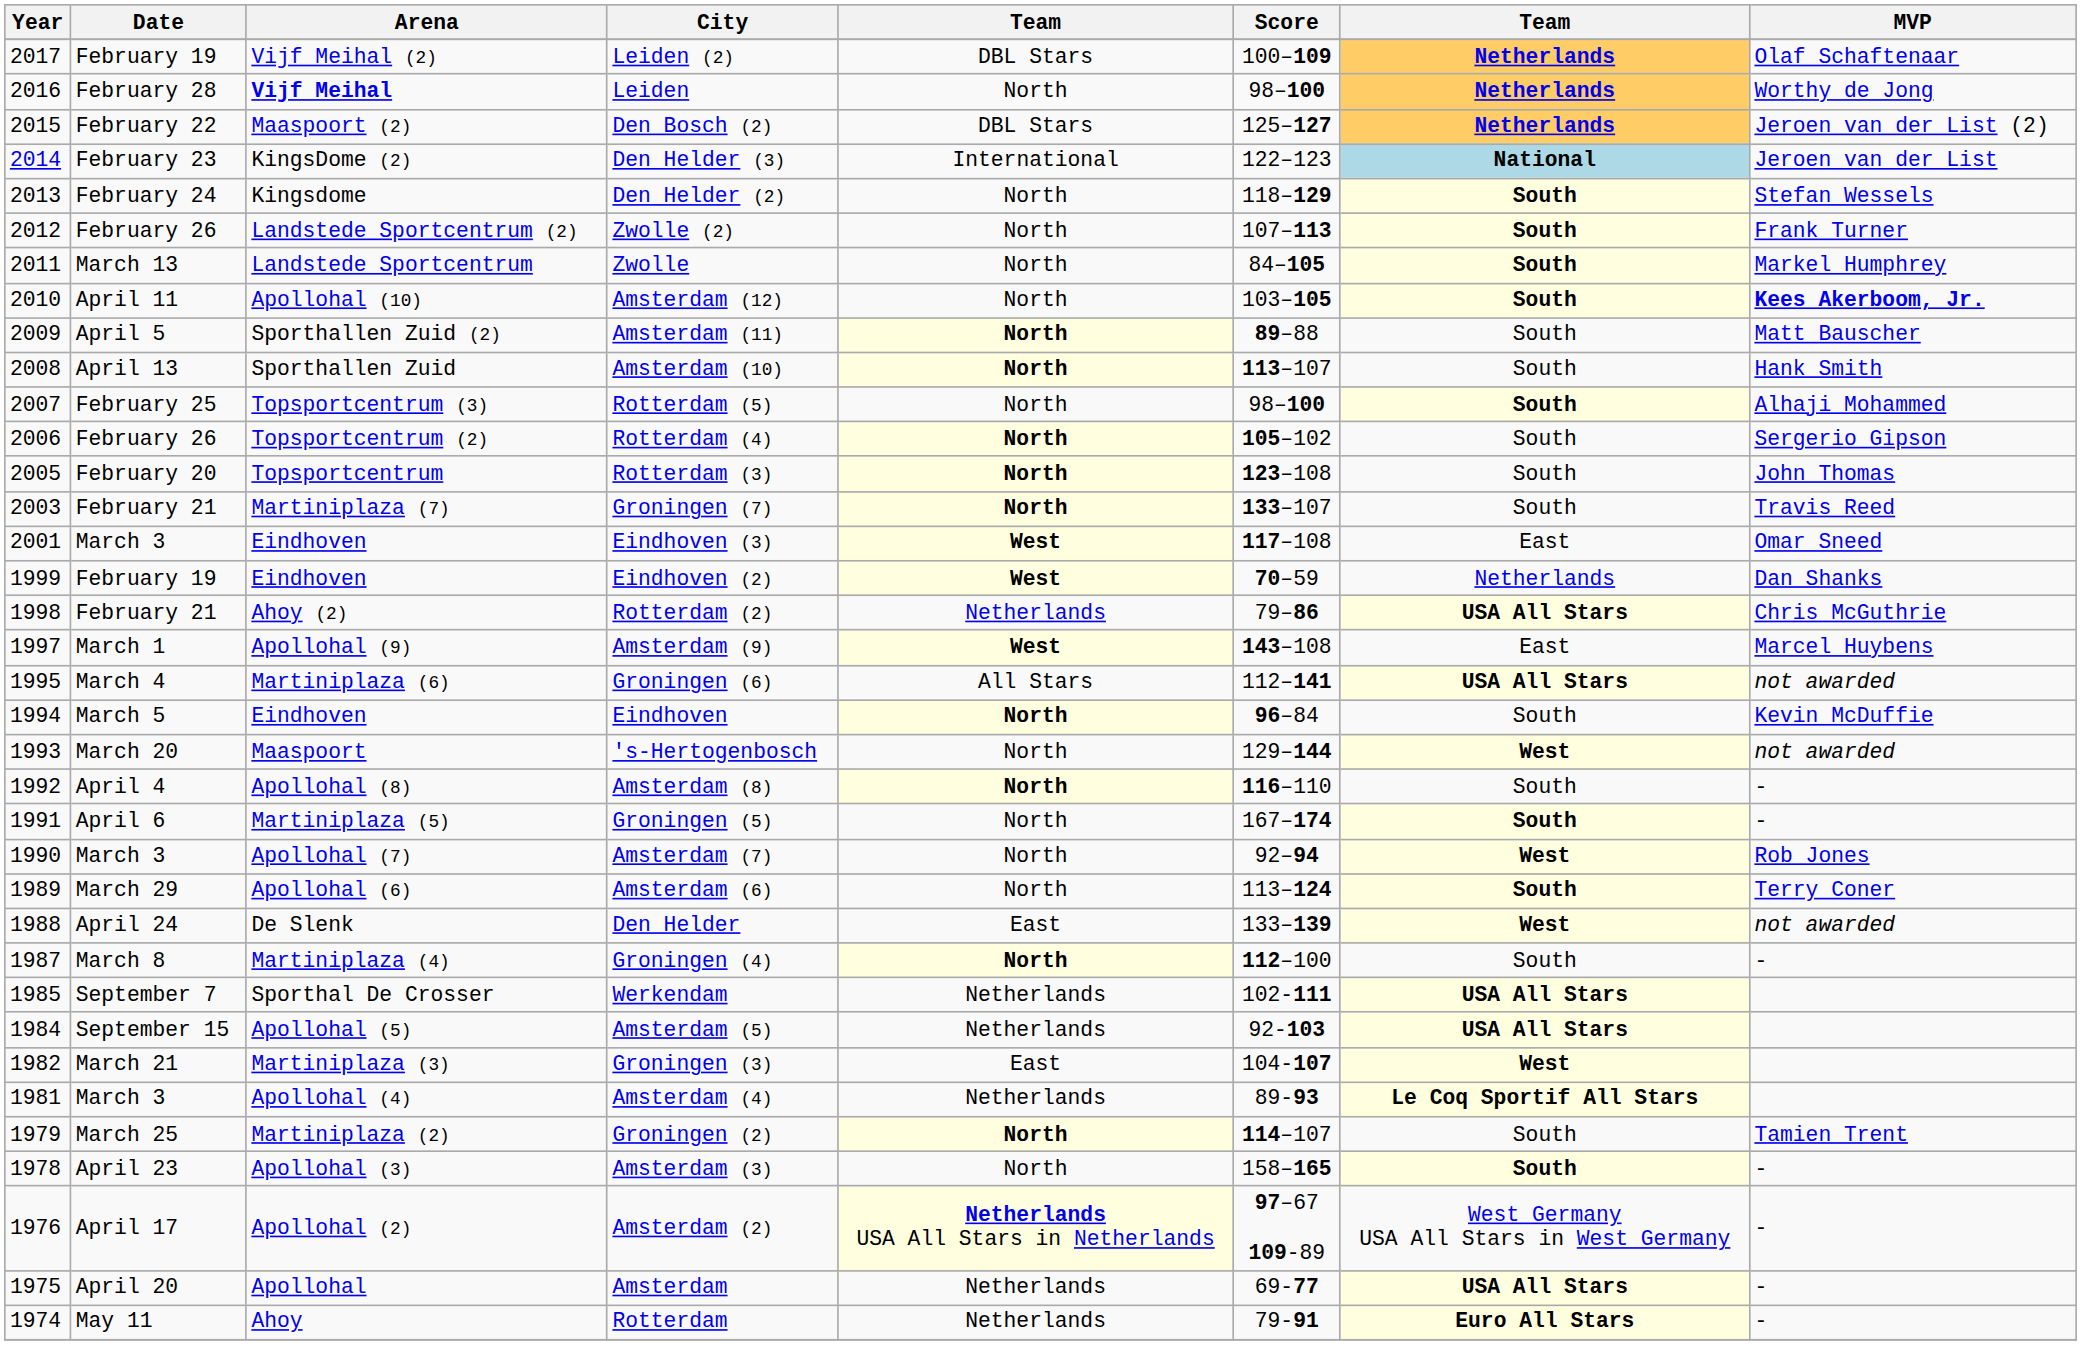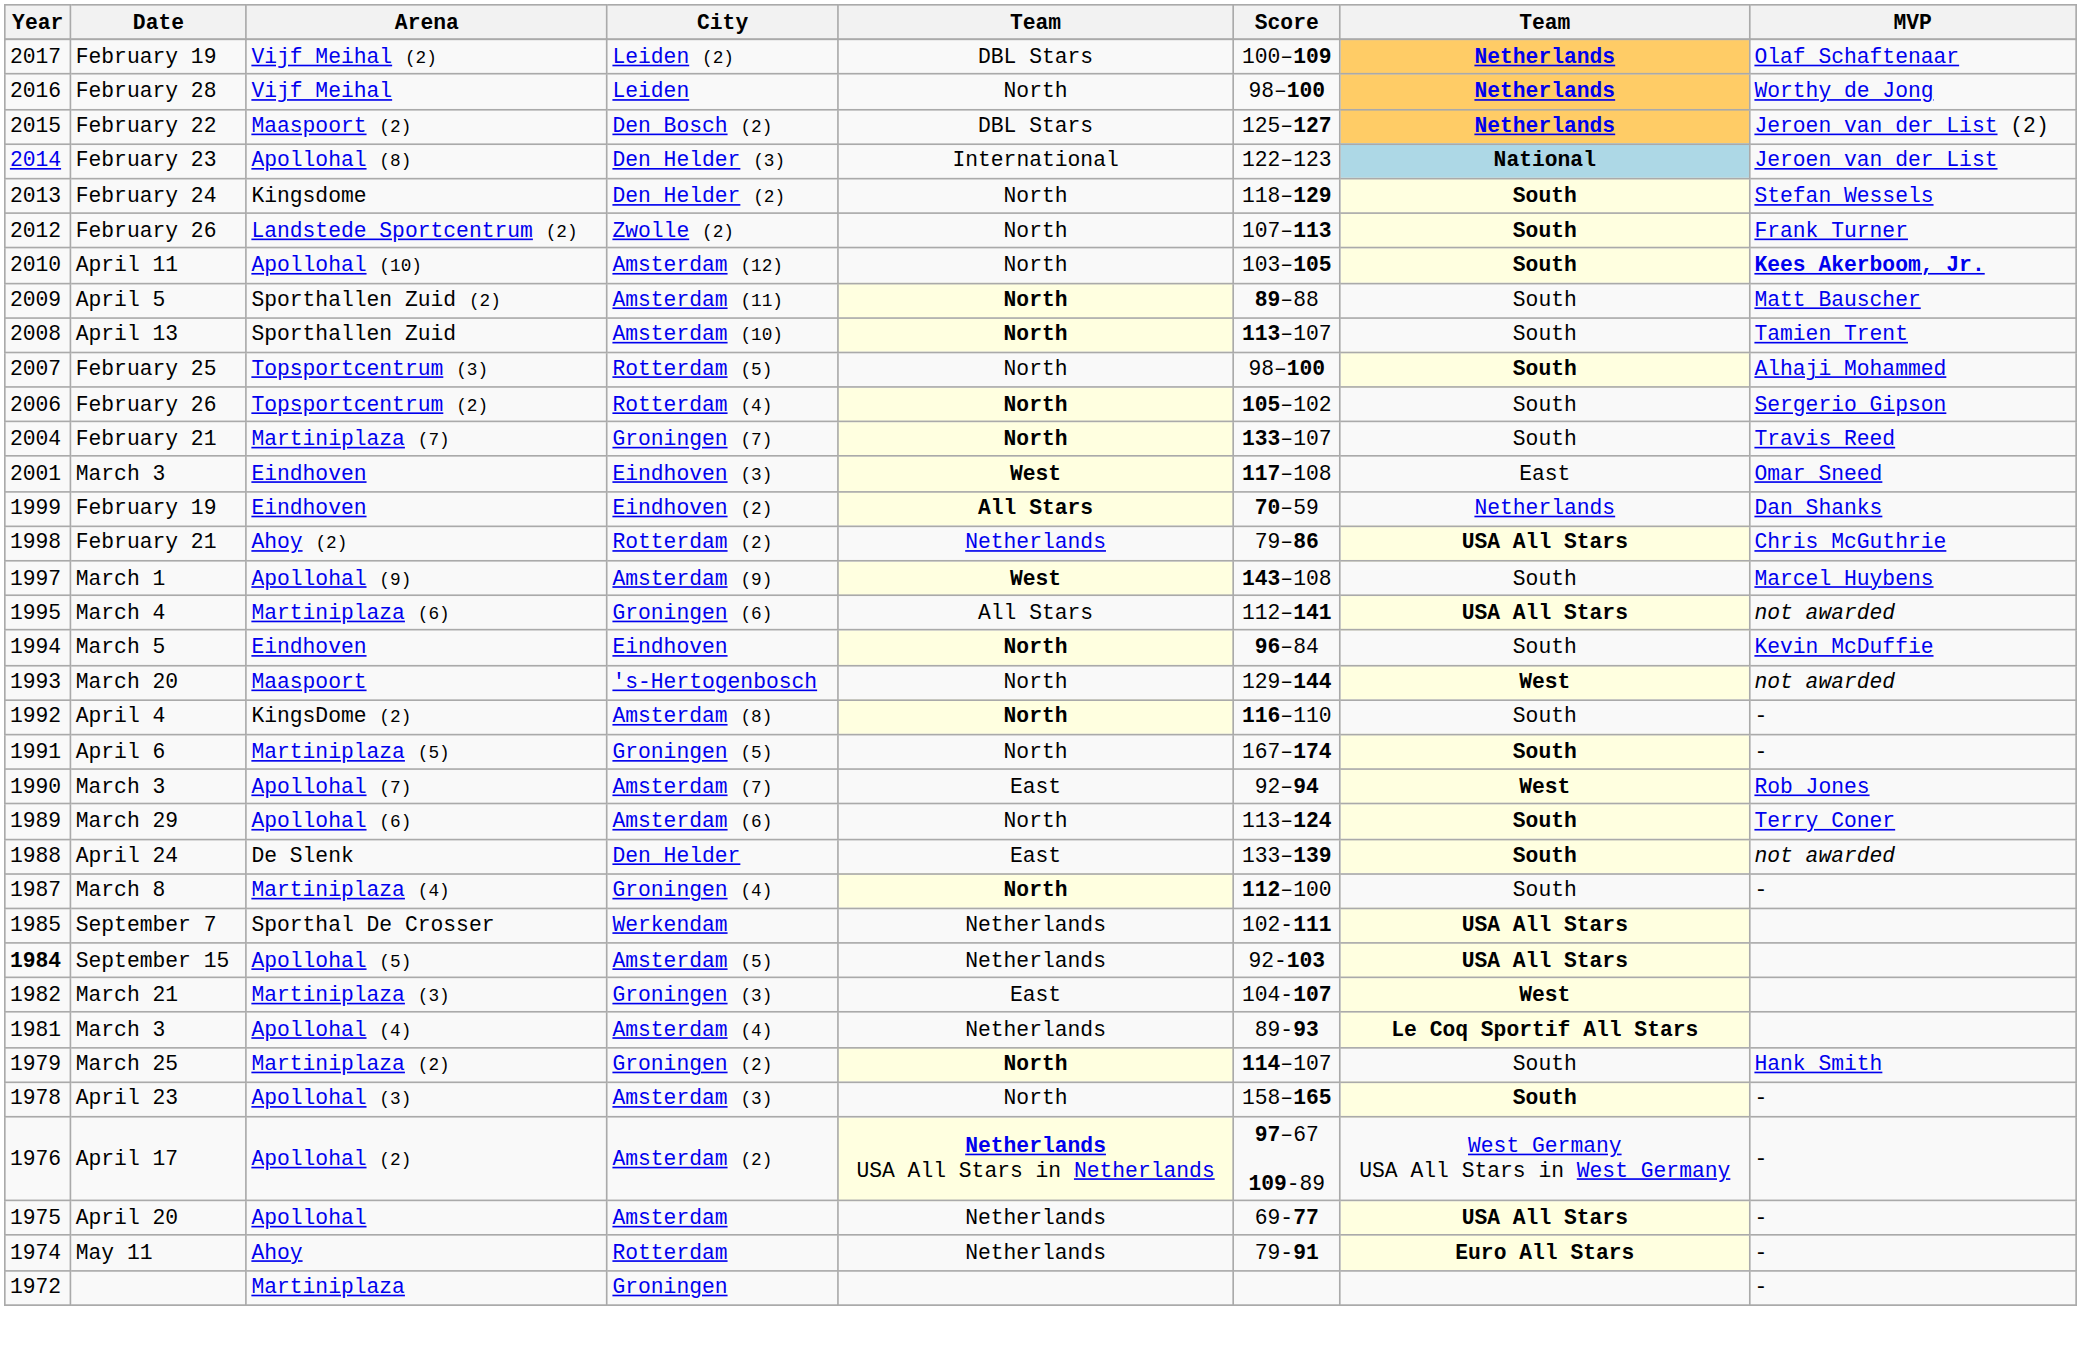(322, 92) bold -> (322, 92) normal
(331, 161) KingsDome (2) -> (331, 161) Apollohal (8)
- row: (651, 265)
(1818, 370) Hank Smith -> (1831, 335) Tamien Trent
- row: (692, 474)
(35, 509) 2003 -> (35, 439) 2004
(1036, 578) West -> (1036, 509) All Stars
(1545, 648) East -> (1545, 578) South
(331, 787) Apollohal (8) -> (331, 717) KingsDome (2)
(1036, 856) North -> (1036, 787) East
(1545, 926) West -> (1545, 856) South
(35, 1030) normal -> (35, 960) bold
(1831, 1134) Tamien Trent -> (1818, 1065) Hank Smith
+ row: (670, 1288)
